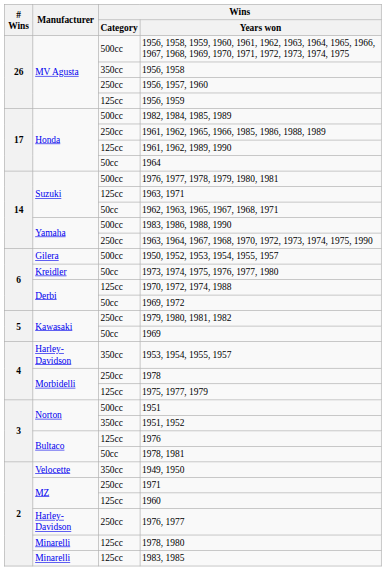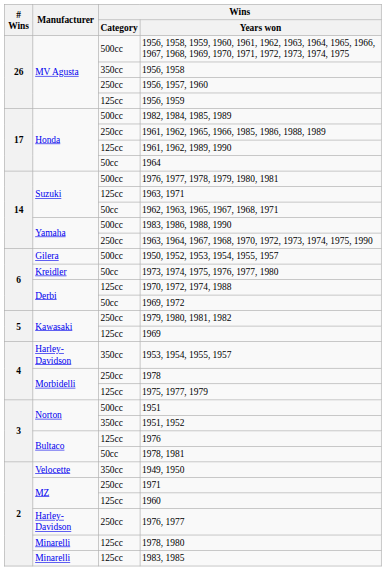(109, 334) 50cc -> (112, 334) 125cc
